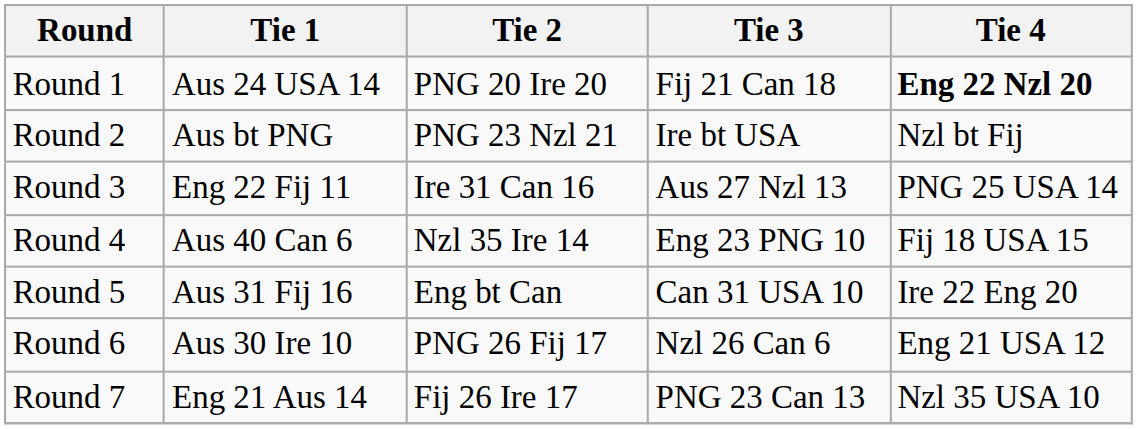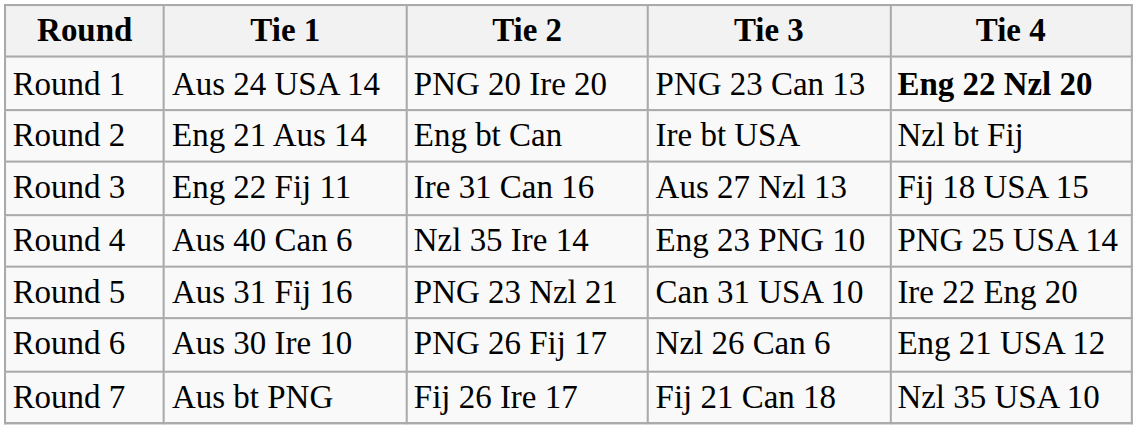(746, 82) Fij 21 Can 18 -> (760, 82) PNG 23 Can 13
(253, 135) Aus bt PNG -> (270, 135) Eng 21 Aus 14
(516, 135) PNG 23 Nzl 21 -> (488, 135) Eng bt Can
(1008, 187) PNG 25 USA 14 -> (993, 187) Fij 18 USA 15
(993, 239) Fij 18 USA 15 -> (1008, 239) PNG 25 USA 14
(488, 291) Eng bt Can -> (516, 291) PNG 23 Nzl 21
(270, 396) Eng 21 Aus 14 -> (253, 396) Aus bt PNG
(760, 396) PNG 23 Can 13 -> (746, 396) Fij 21 Can 18
